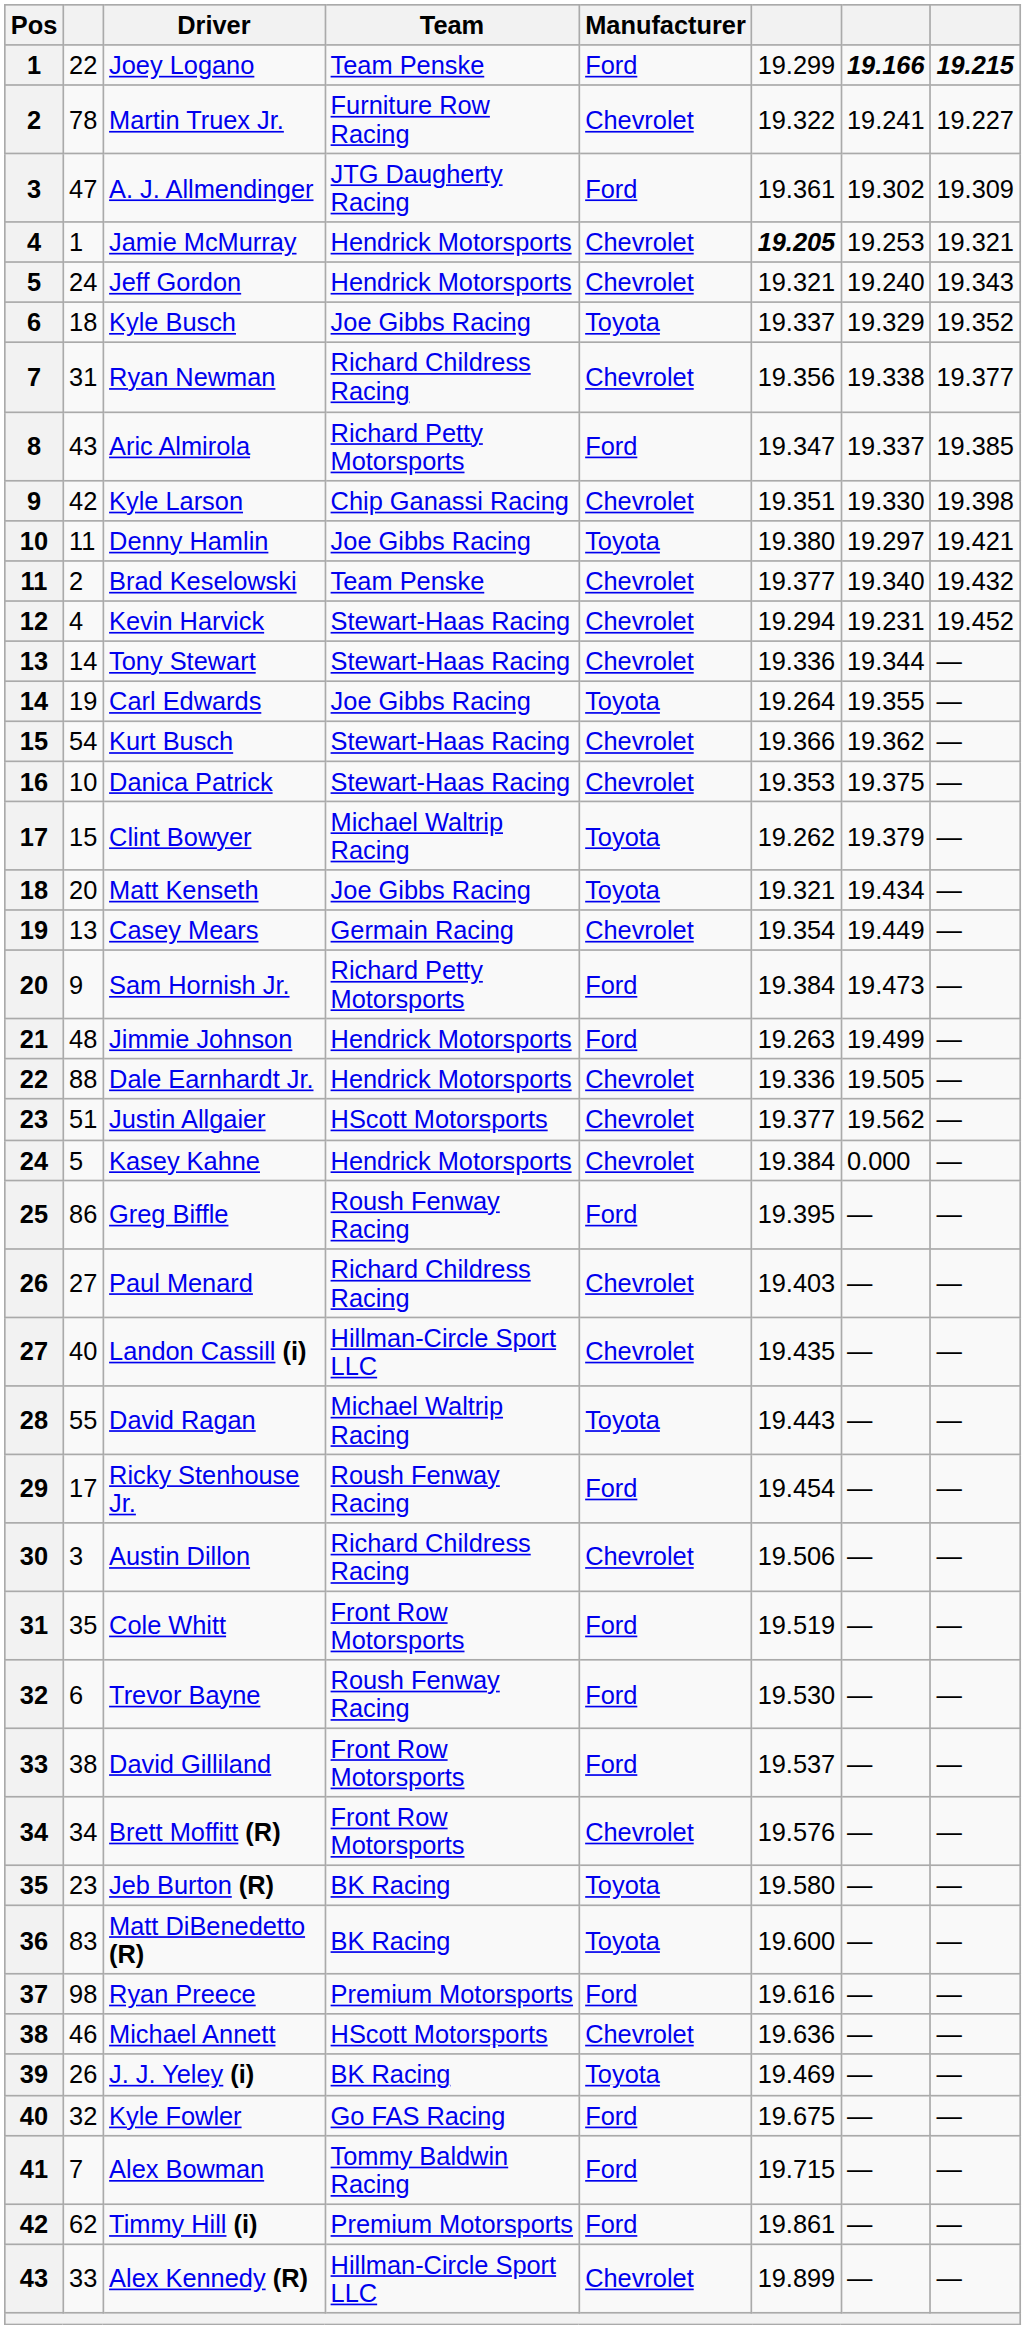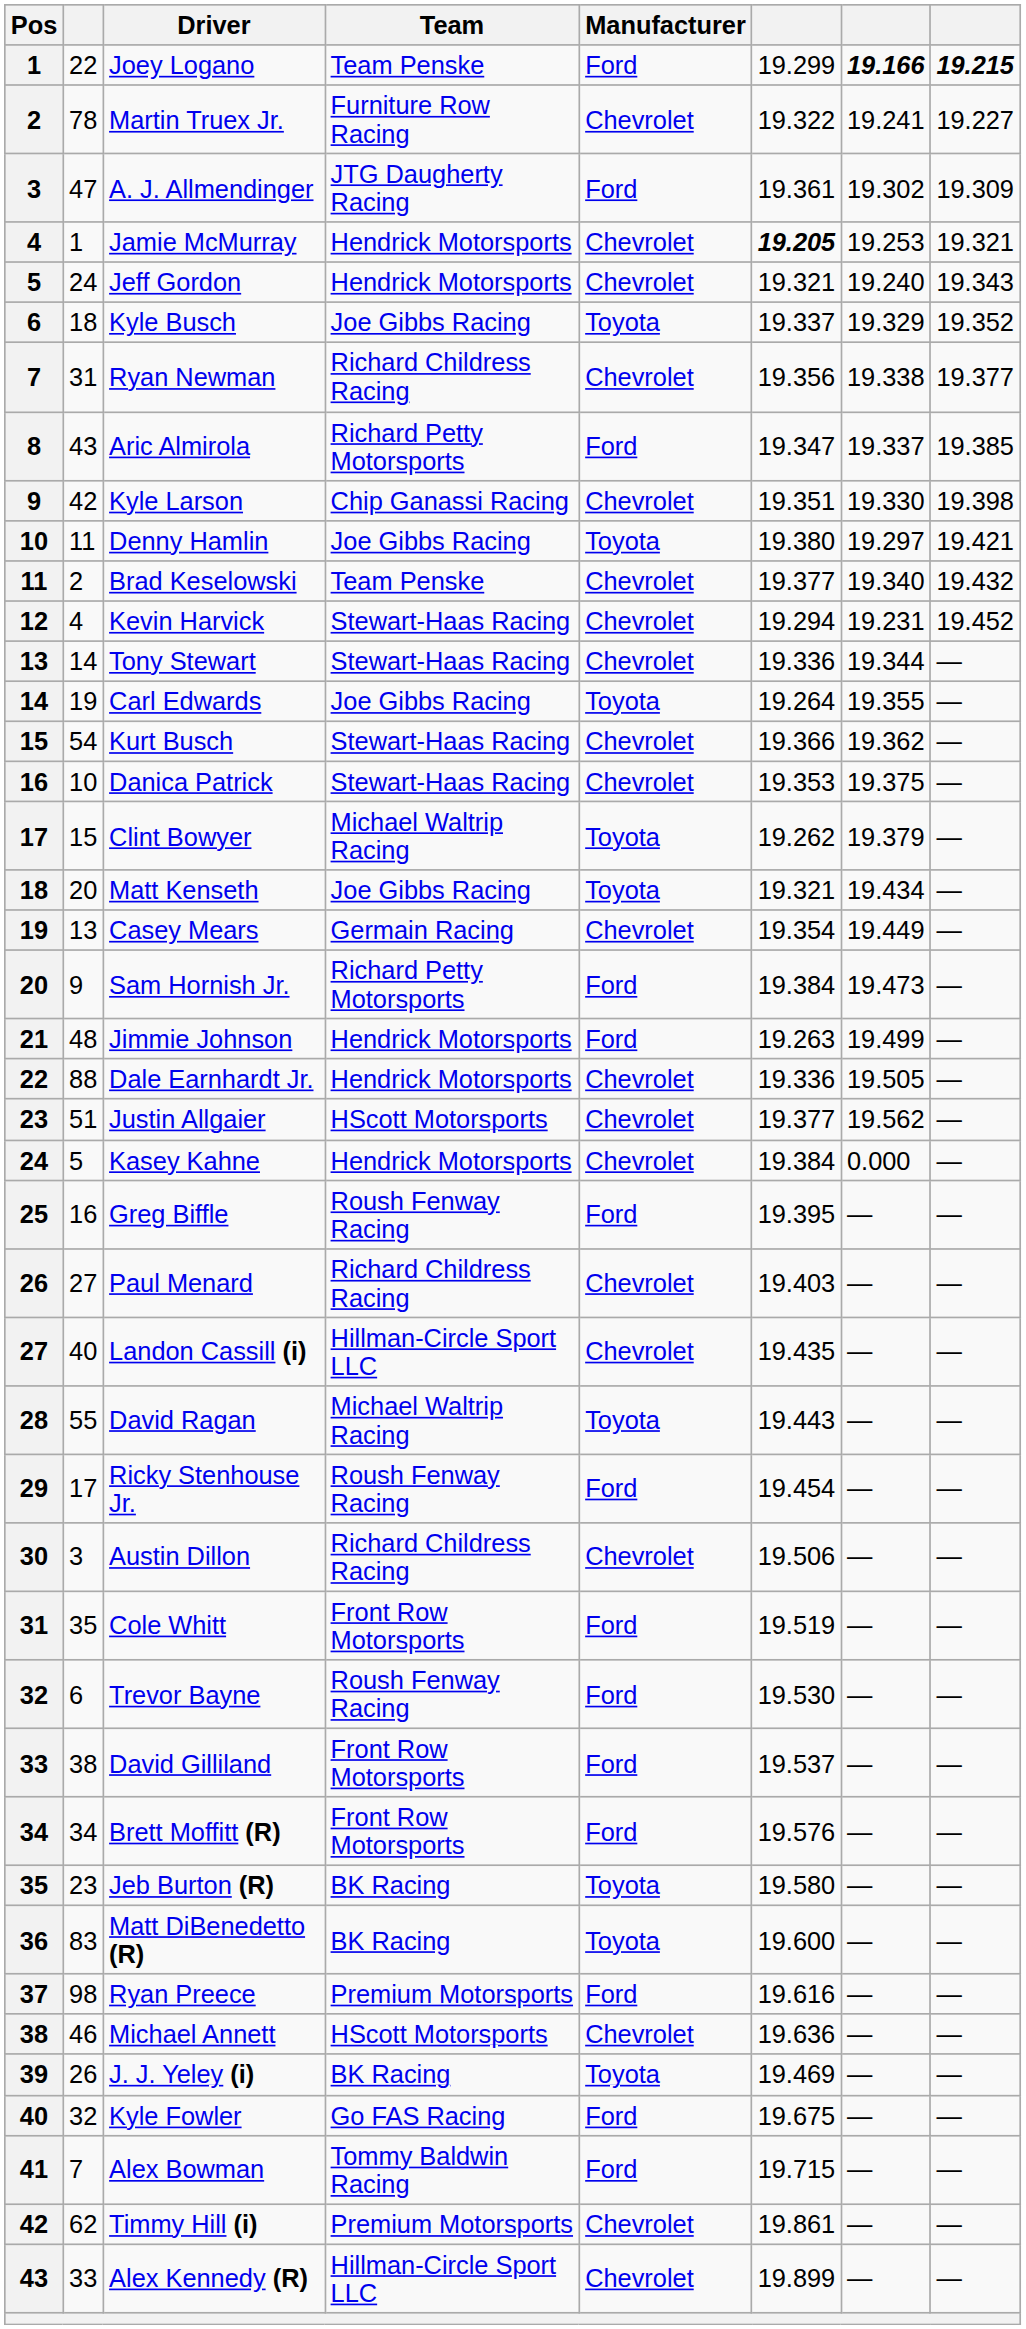(83, 1214) 86 -> (83, 1214) 16
(639, 1831) Chevrolet -> (611, 1831) Ford
(611, 2224) Ford -> (639, 2224) Chevrolet
